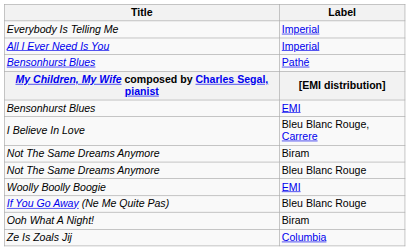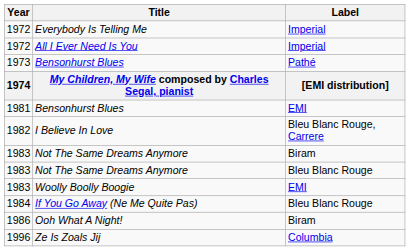+ column: (19, 12)
